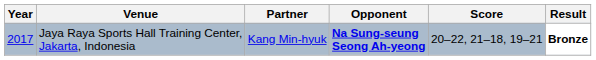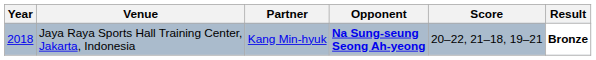(20, 39) 2017 -> (20, 39) 2018
